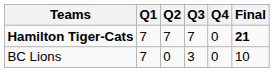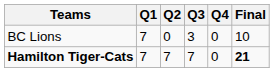rows swapped: (70, 36) <-> (34, 57)
